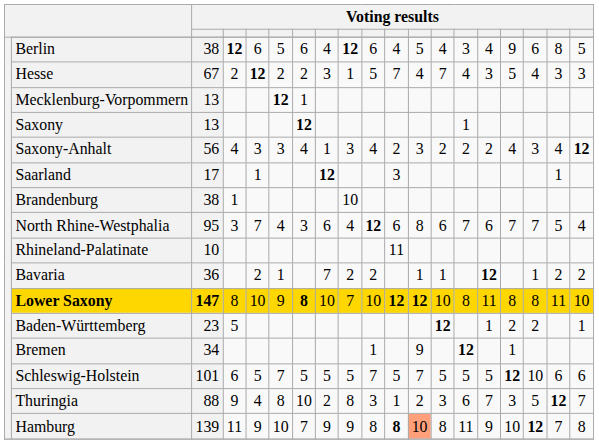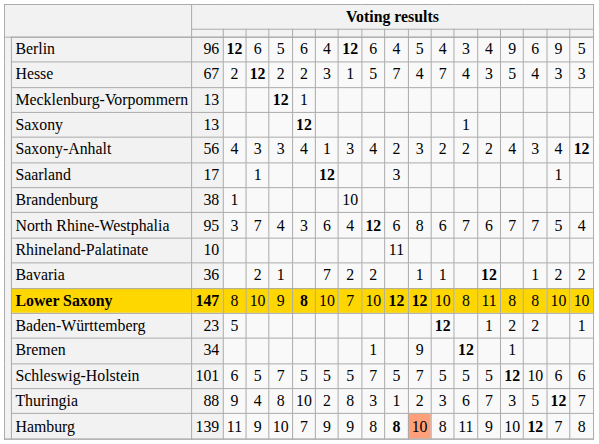(211, 49) 38 -> (211, 49) 96
(558, 49) 8 -> (558, 49) 9
(558, 300) 11 -> (558, 300) 10
